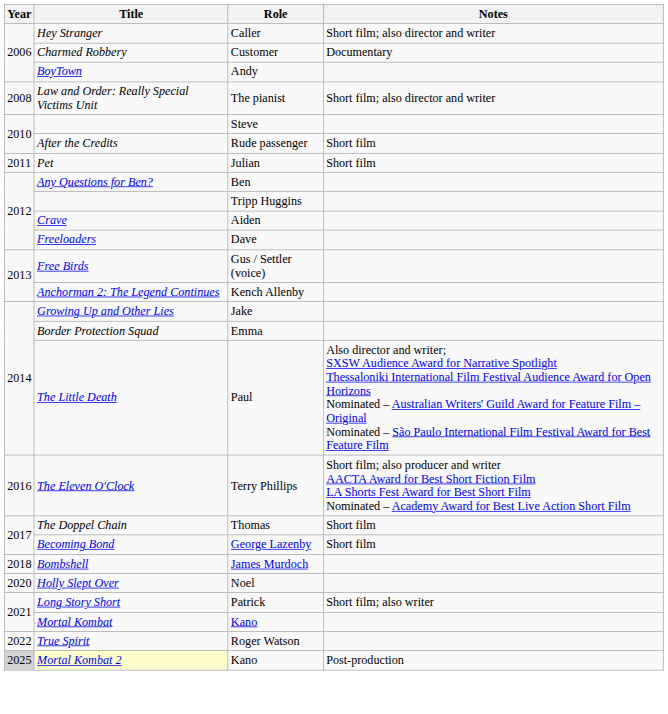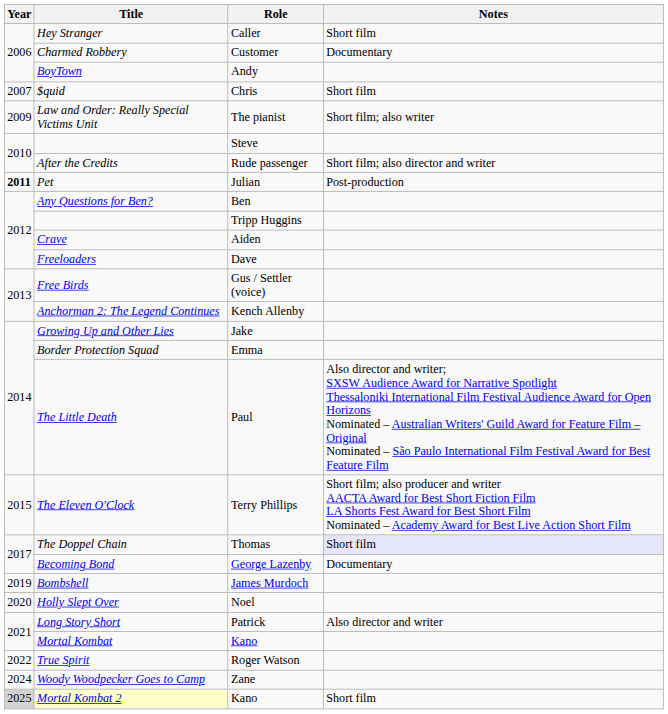(411, 33) Short film; also director and writer -> (351, 33) Short film
+ row: (51, 91)
(19, 98) 2008 -> (19, 117) 2009
(411, 98) Short film; also director and writer -> (380, 117) Short film; also writer
(351, 143) Short film -> (411, 162) Short film; also director and writer
(19, 162) normal -> (19, 182) bold
(351, 162) Short film -> (365, 182) Post-production
(19, 485) 2016 -> (19, 504) 2015
(351, 525) no background -> (351, 544) lavender background
(351, 544) Short film -> (359, 564) Documentary
(19, 564) 2018 -> (19, 583) 2019
(380, 602) Short film; also writer -> (384, 621) Also director and writer
+ row: (121, 679)
(365, 660) Post-production -> (351, 698) Short film
